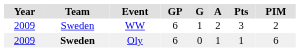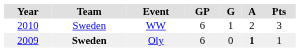- column: (276, 11)
(25, 25) 2009 -> (28, 25) 2010
(218, 40) normal -> (252, 40) bold
